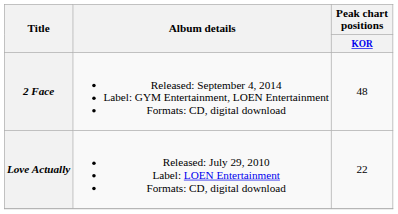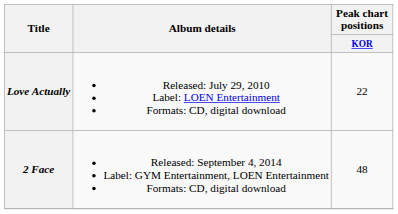rows swapped: (39, 169) <-> (39, 91)
